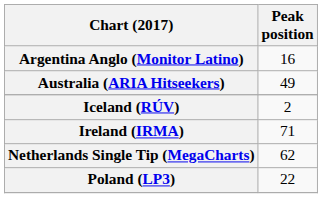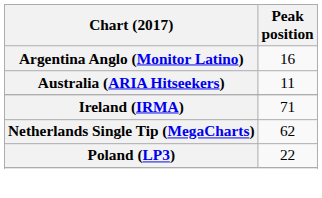(288, 82) 49 -> (288, 82) 11
- row: (131, 107)
